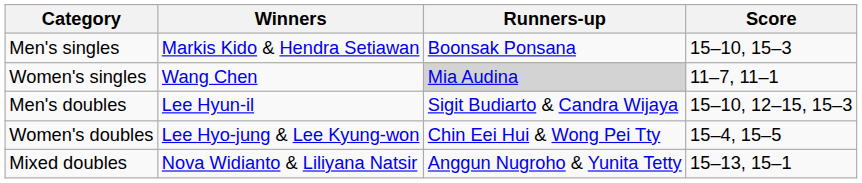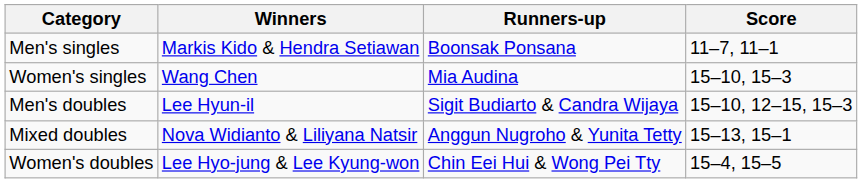(741, 47) 15–10, 15–3 -> (734, 47) 11–7, 11–1
(473, 76) lightgrey background -> (473, 76) no background
(734, 76) 11–7, 11–1 -> (741, 76) 15–10, 15–3
rows swapped: (81, 134) <-> (68, 163)
